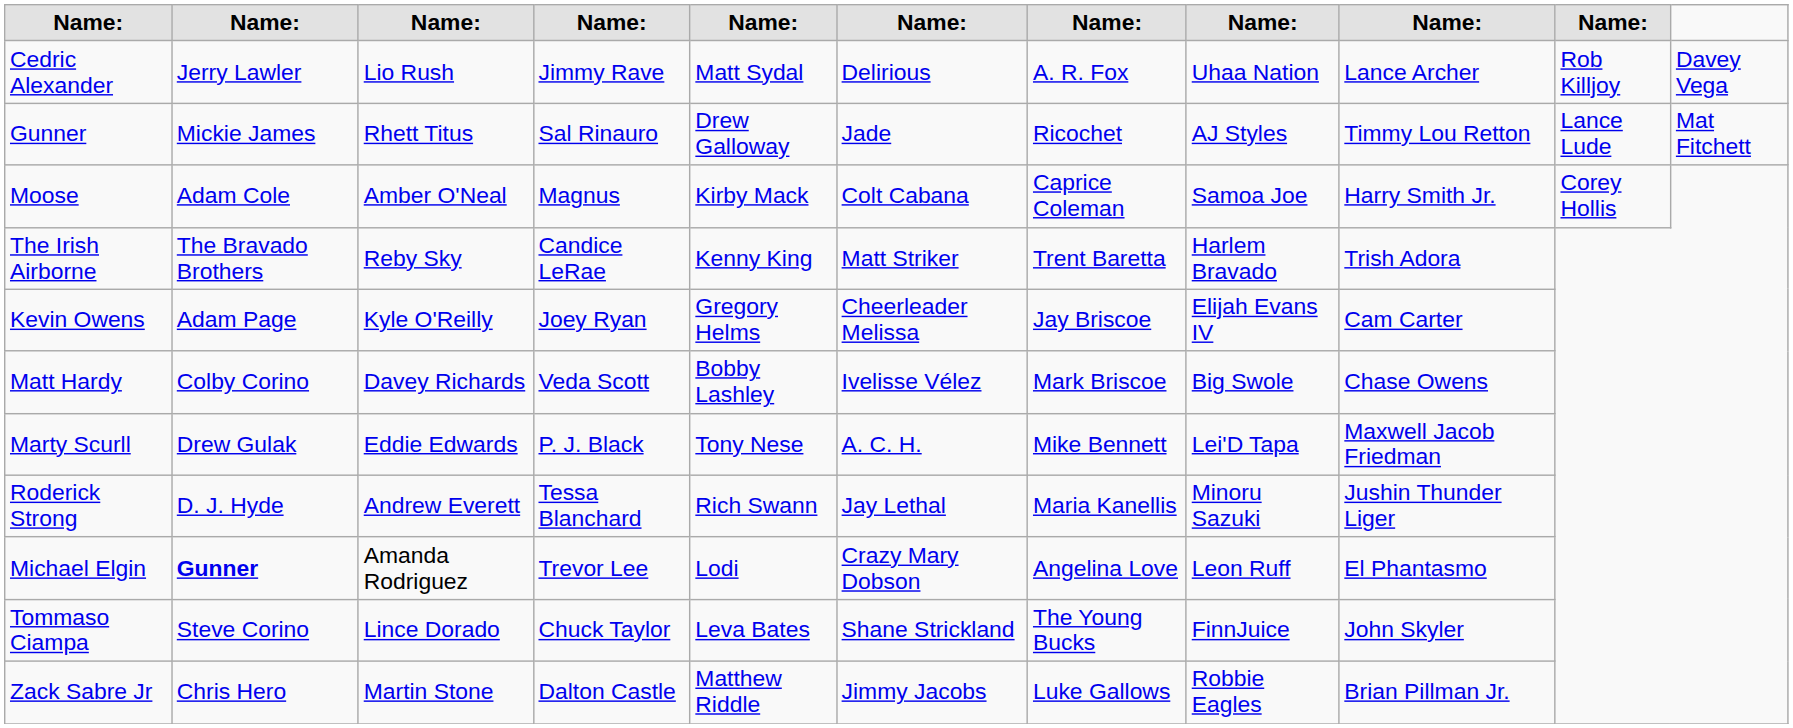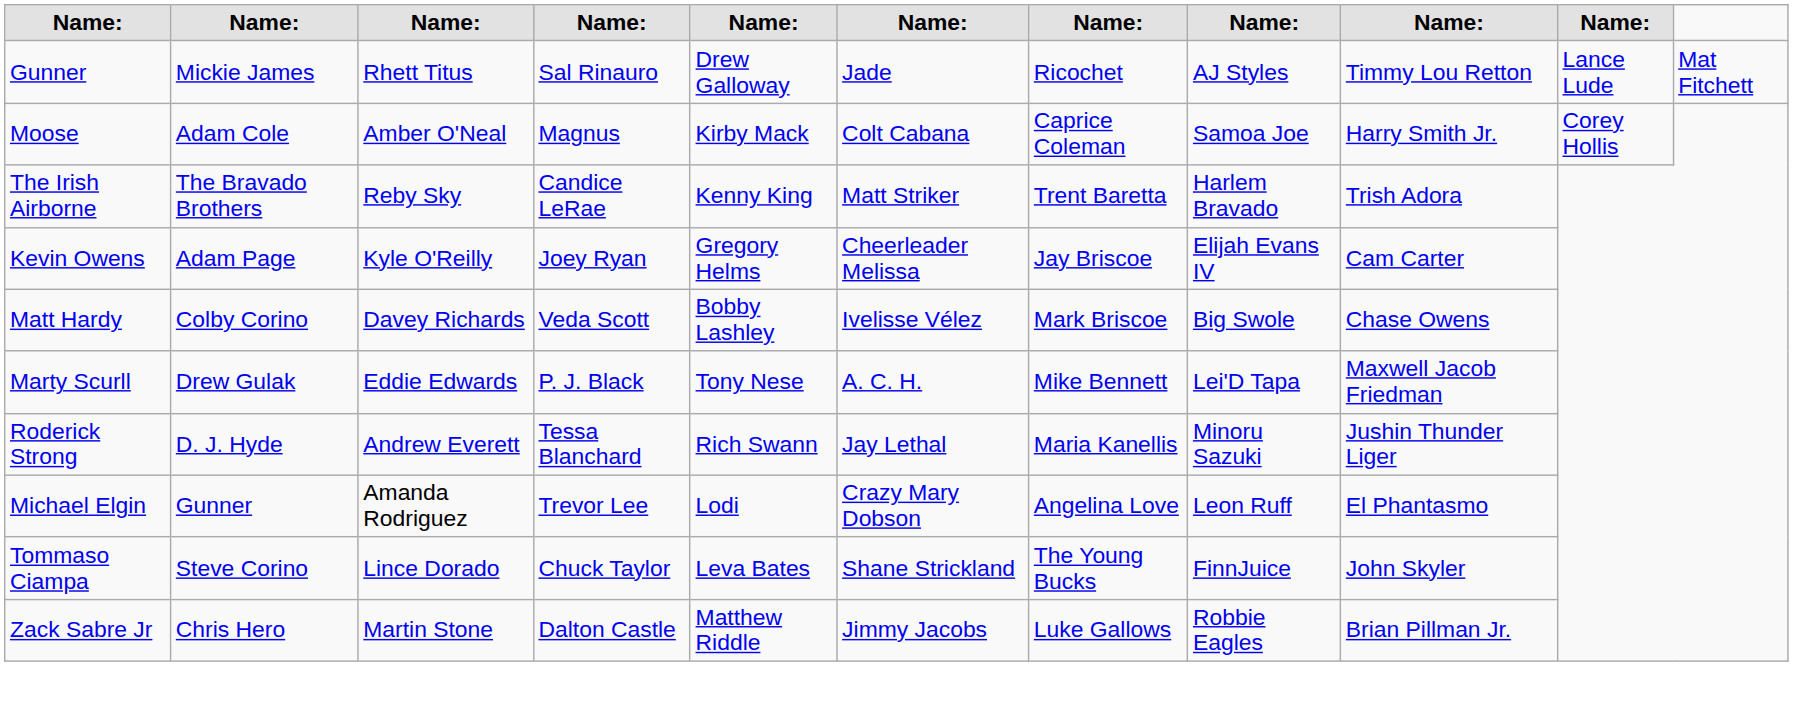- row: (62, 71)
(217, 568) bold -> (214, 505) normal
